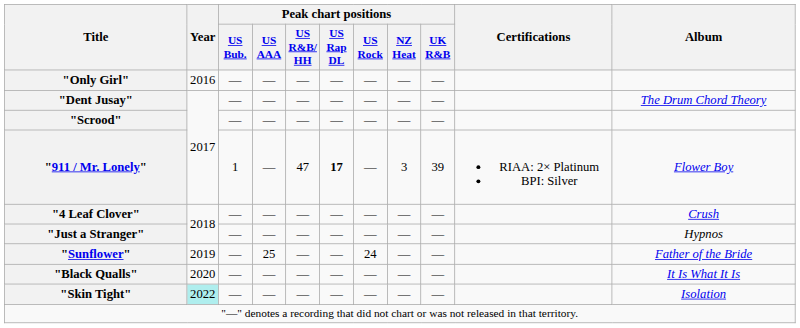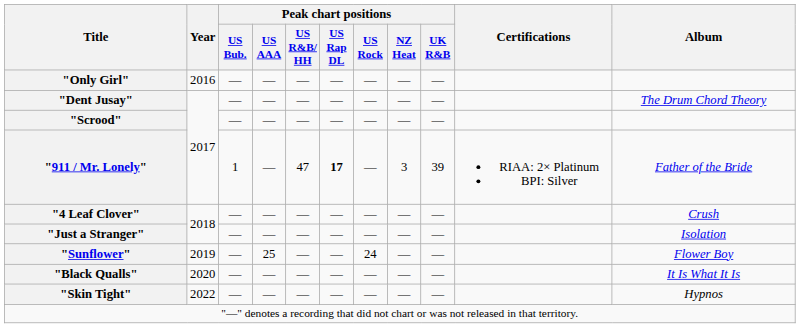(704, 167) Flower Boy -> (704, 167) Father of the Bride
(704, 234) Hypnos -> (704, 234) Isolation
(704, 254) Father of the Bride -> (704, 254) Flower Boy
(203, 294) paleturquoise background -> (203, 294) no background
(704, 294) Isolation -> (704, 294) Hypnos
